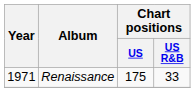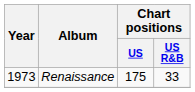(21, 77) 1971 -> (21, 77) 1973
